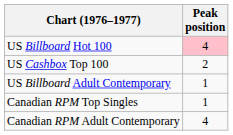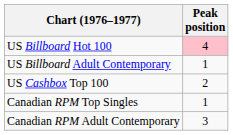rows swapped: (89, 83) <-> (58, 64)
(205, 121) 4 -> (205, 121) 3
